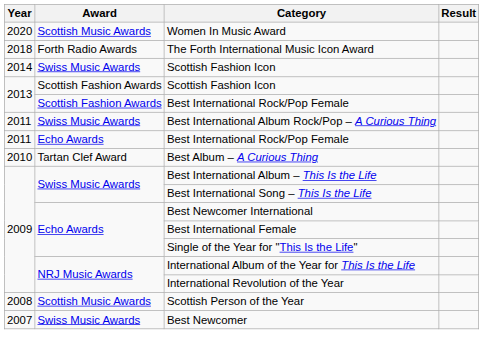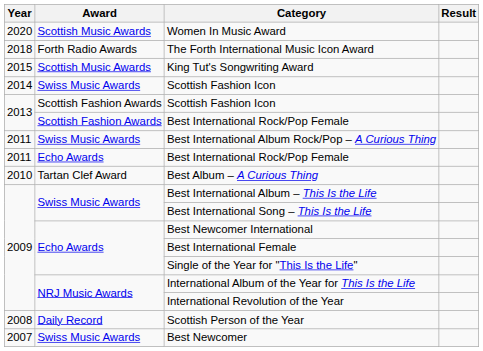+ row: (20, 67)
(94, 301) Scottish Music Awards -> (70, 319) Daily Record
